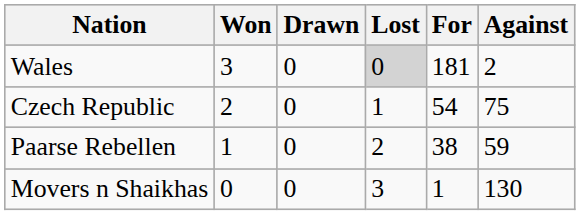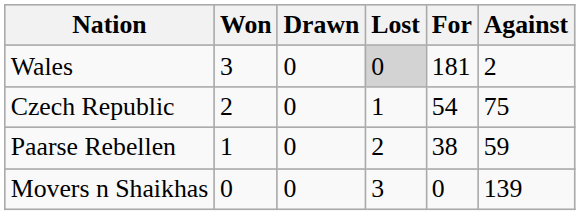(438, 188) 1 -> (438, 188) 0
(503, 188) 130 -> (503, 188) 139
